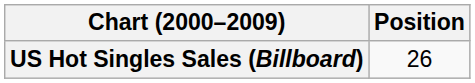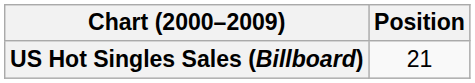(419, 59) 26 -> (419, 59) 21
